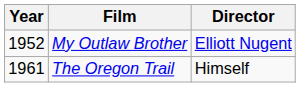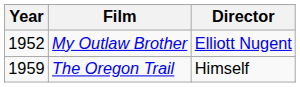(26, 69) 1961 -> (26, 69) 1959
